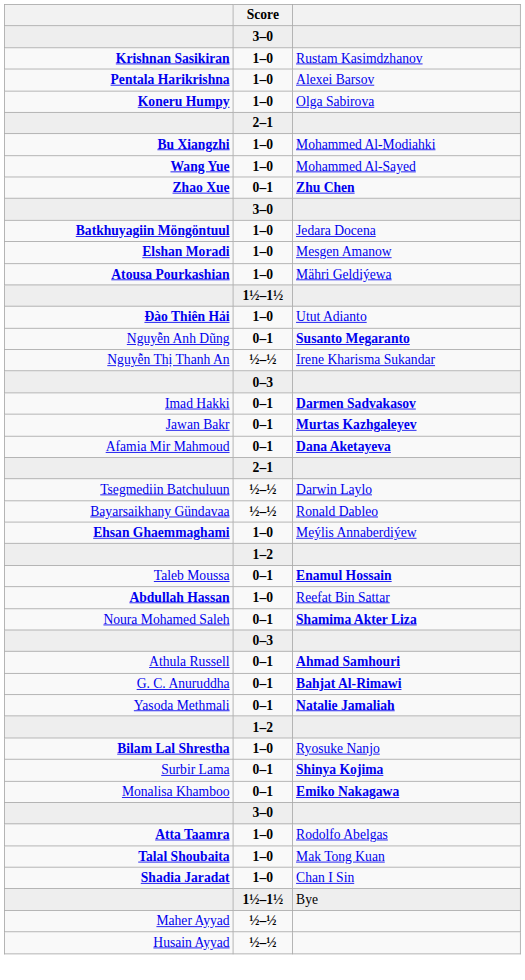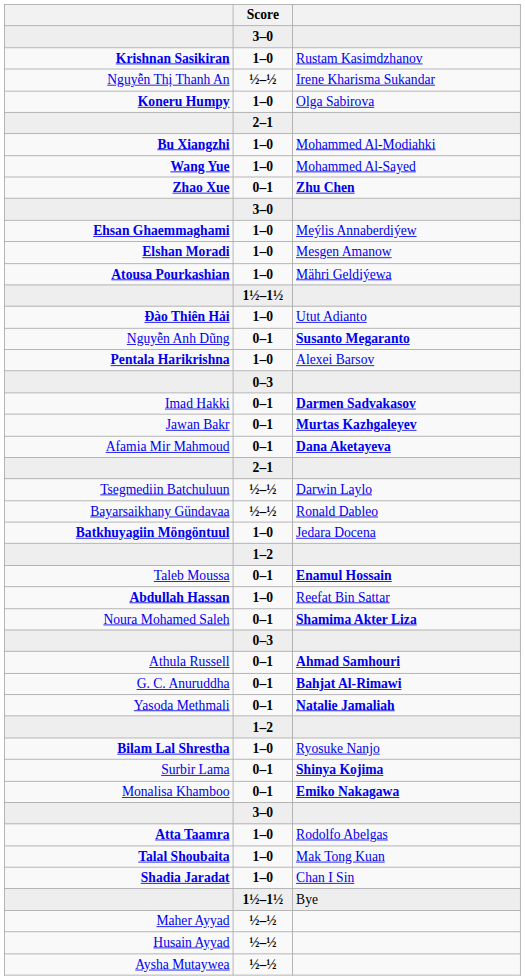rows swapped: (170, 79) <-> (168, 360)
rows swapped: (161, 532) <-> (153, 230)
+ row: (182, 964)
